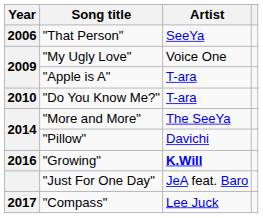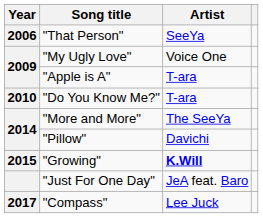(22, 160) 2016 -> (22, 160) 2015
